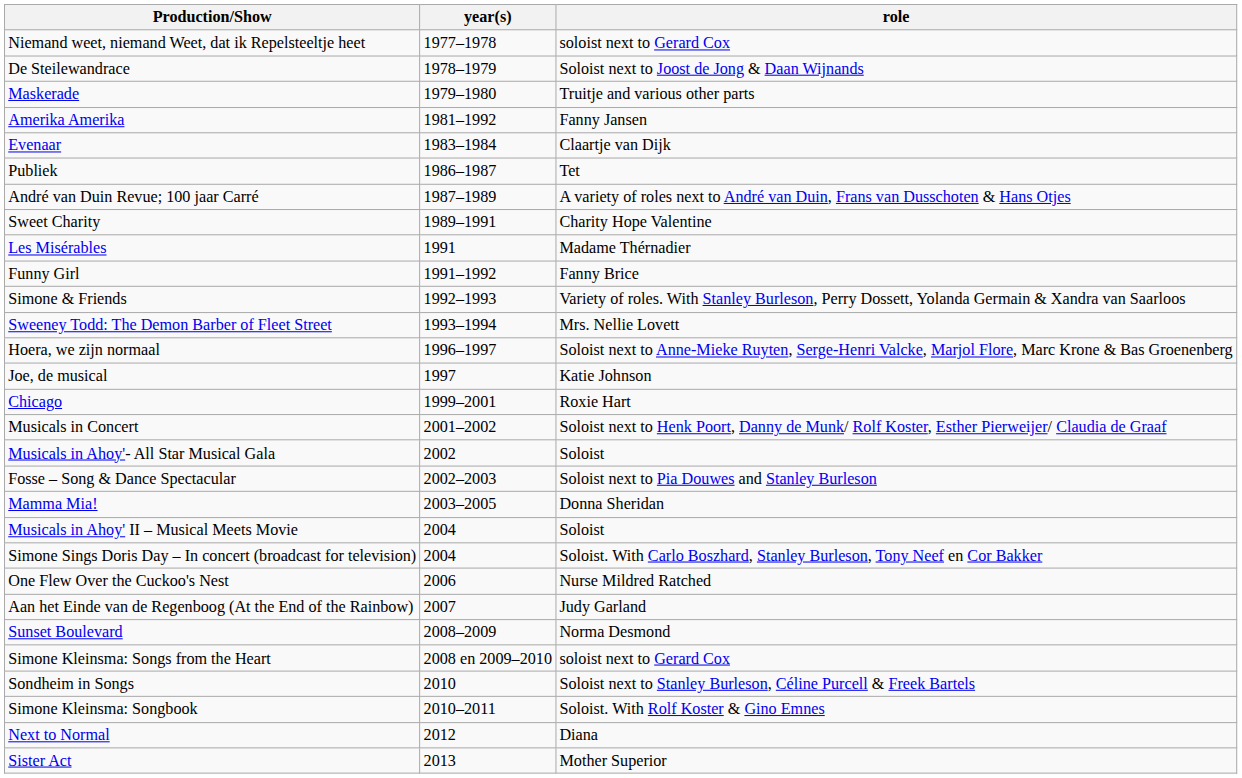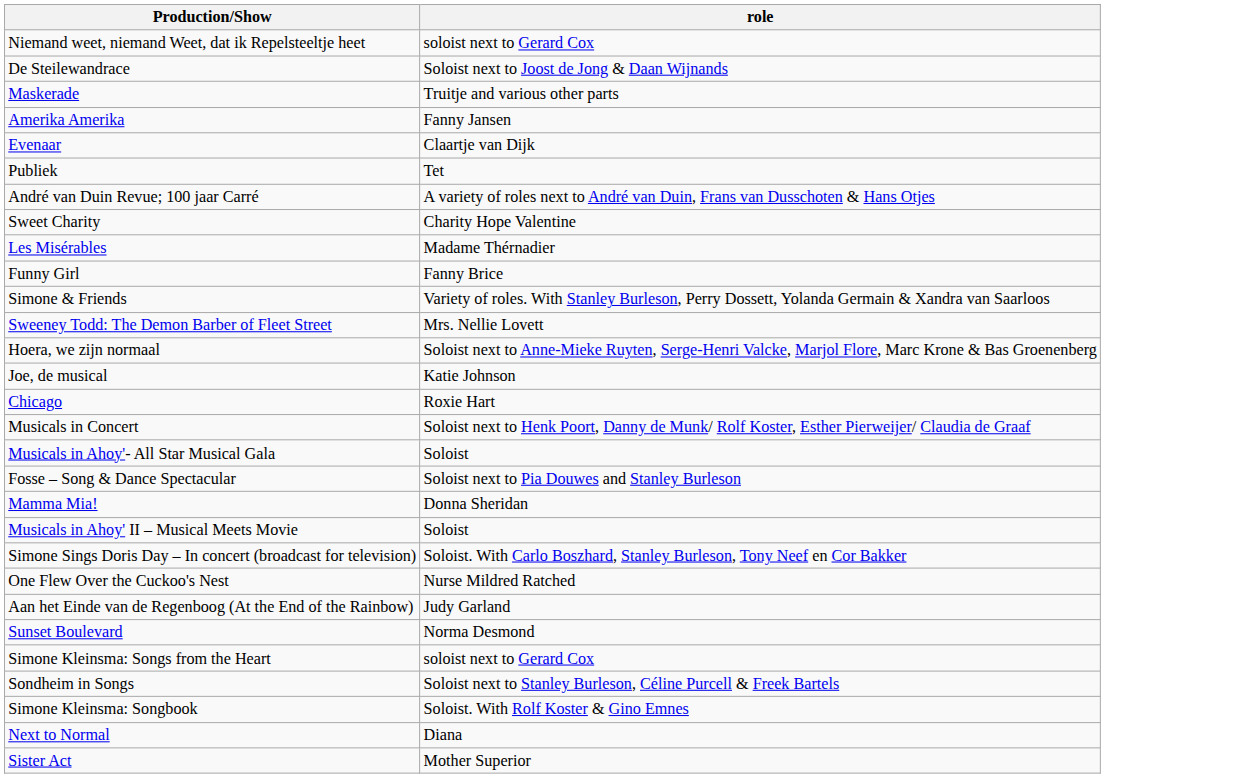- column: (488, 17)
